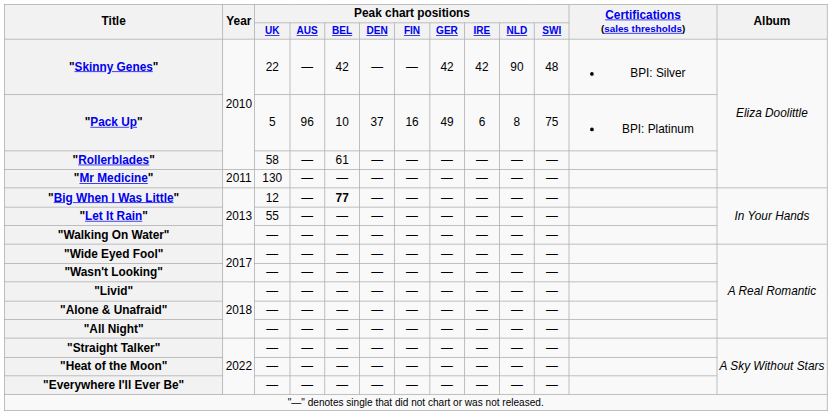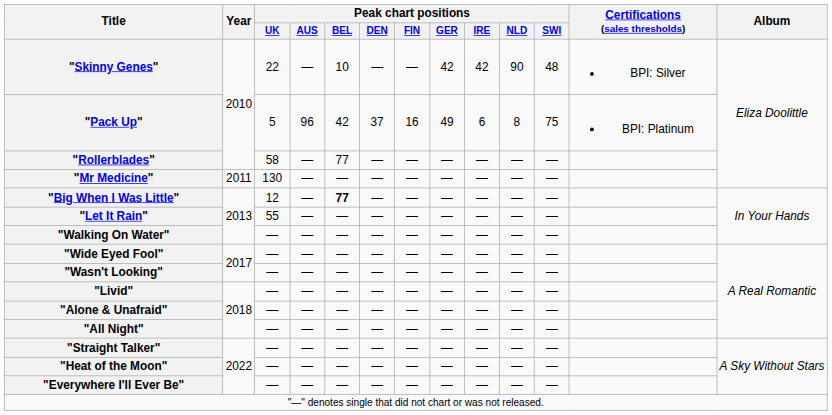(342, 67) 42 -> (342, 67) 10
(342, 122) 10 -> (342, 122) 42
(342, 160) 61 -> (342, 160) 77
